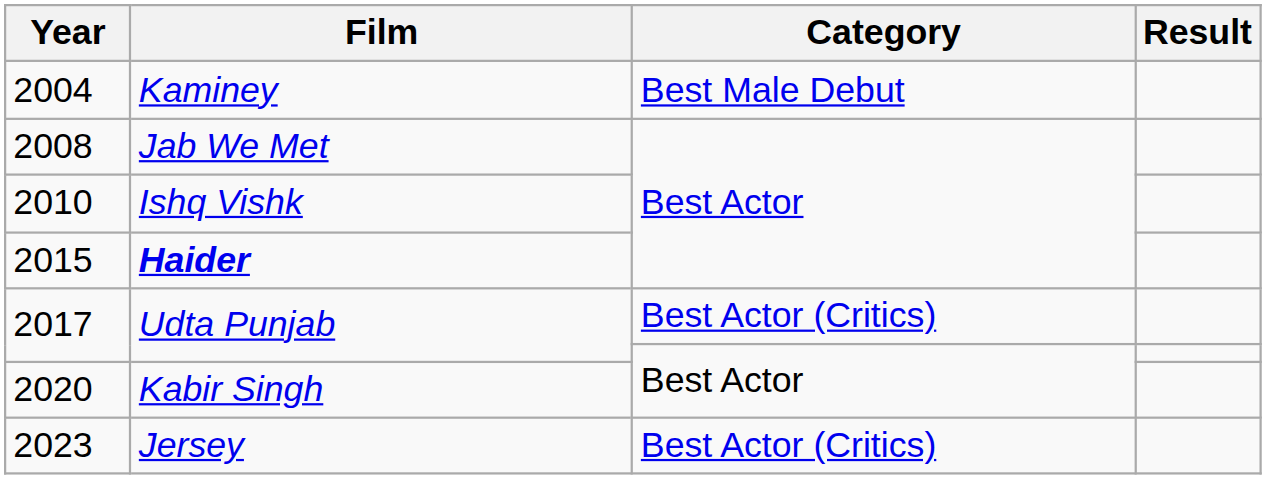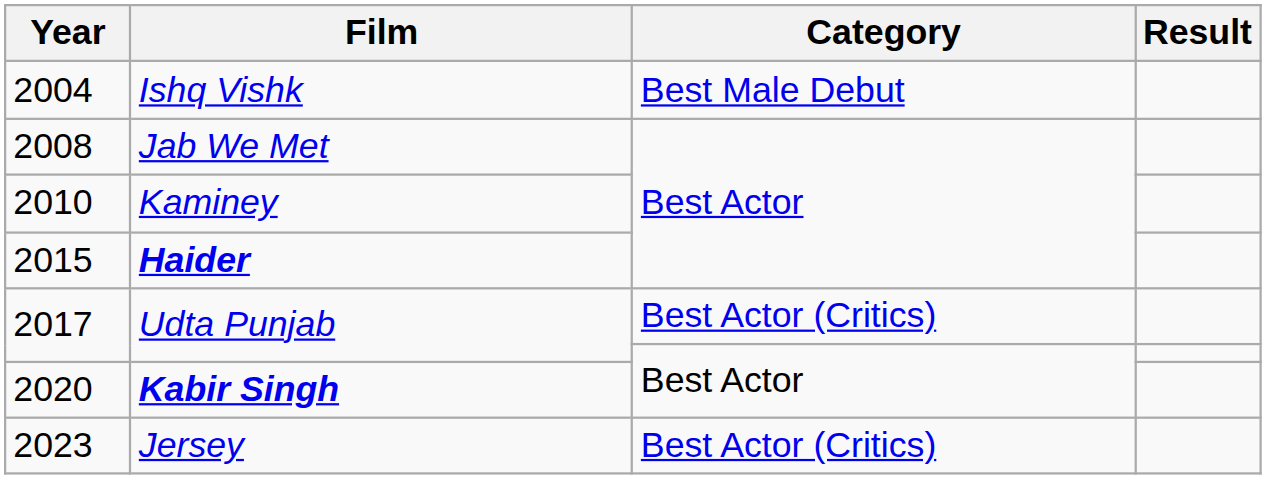(208, 89) Kaminey -> (221, 89) Ishq Vishk
(221, 202) Ishq Vishk -> (208, 202) Kaminey
(231, 388) normal -> (239, 388) bold
